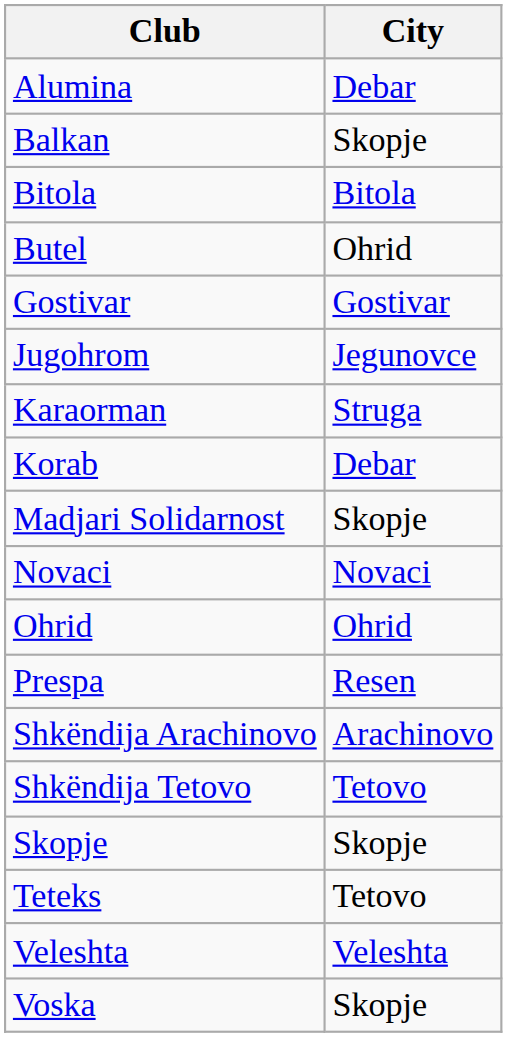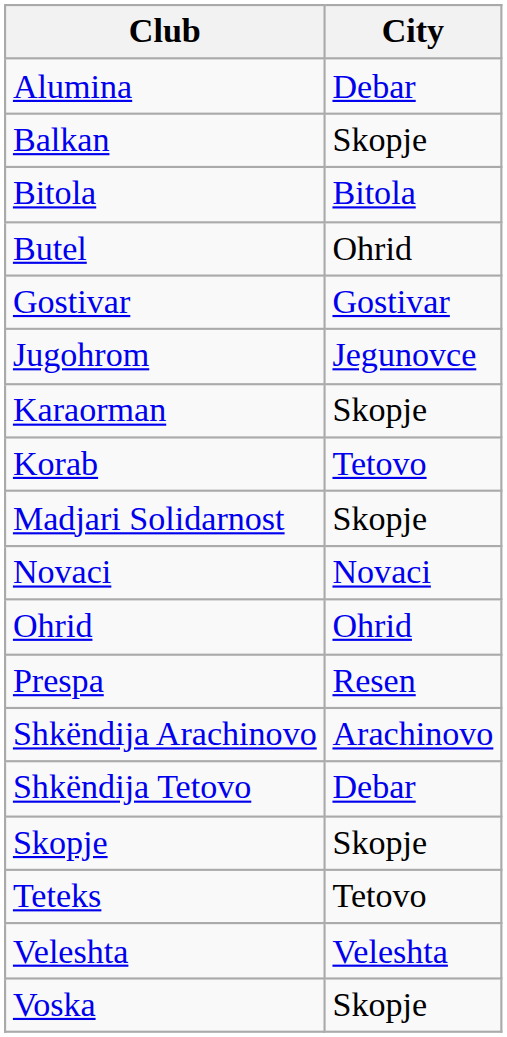(377, 409) Struga -> (380, 409) Skopje
(374, 463) Debar -> (380, 463) Tetovo
(380, 788) Tetovo -> (374, 788) Debar
